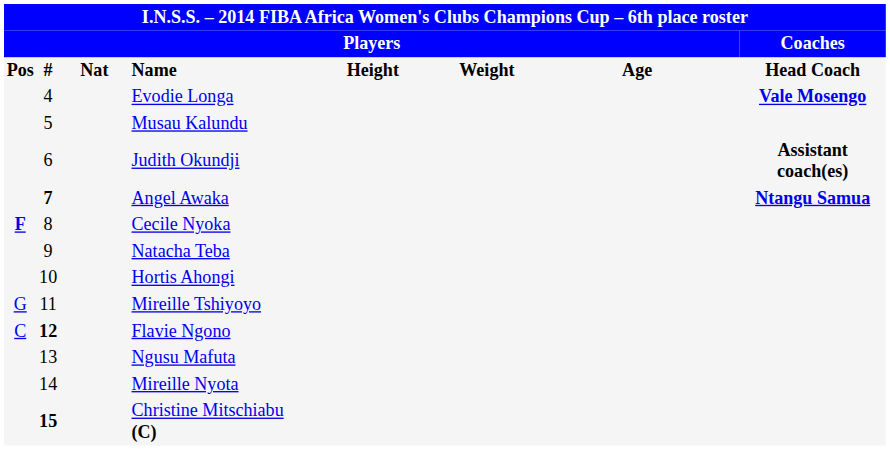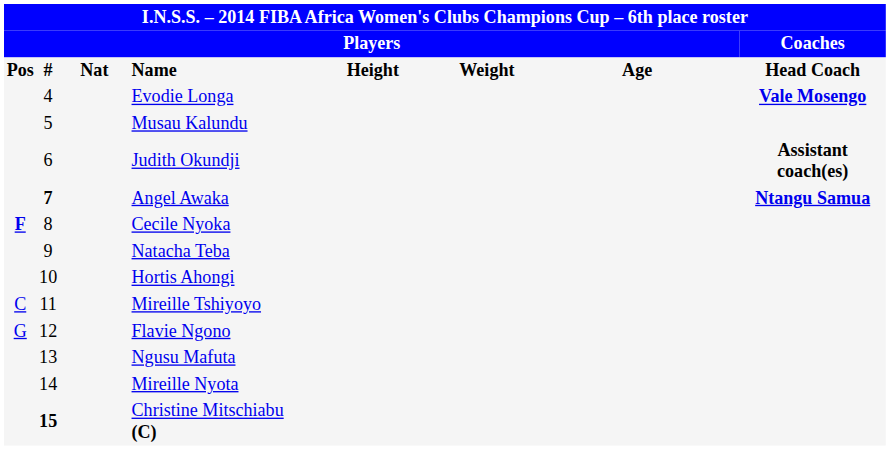(20, 304) G -> (20, 304) C
(20, 331) C -> (20, 331) G
(48, 331) bold -> (48, 331) normal
